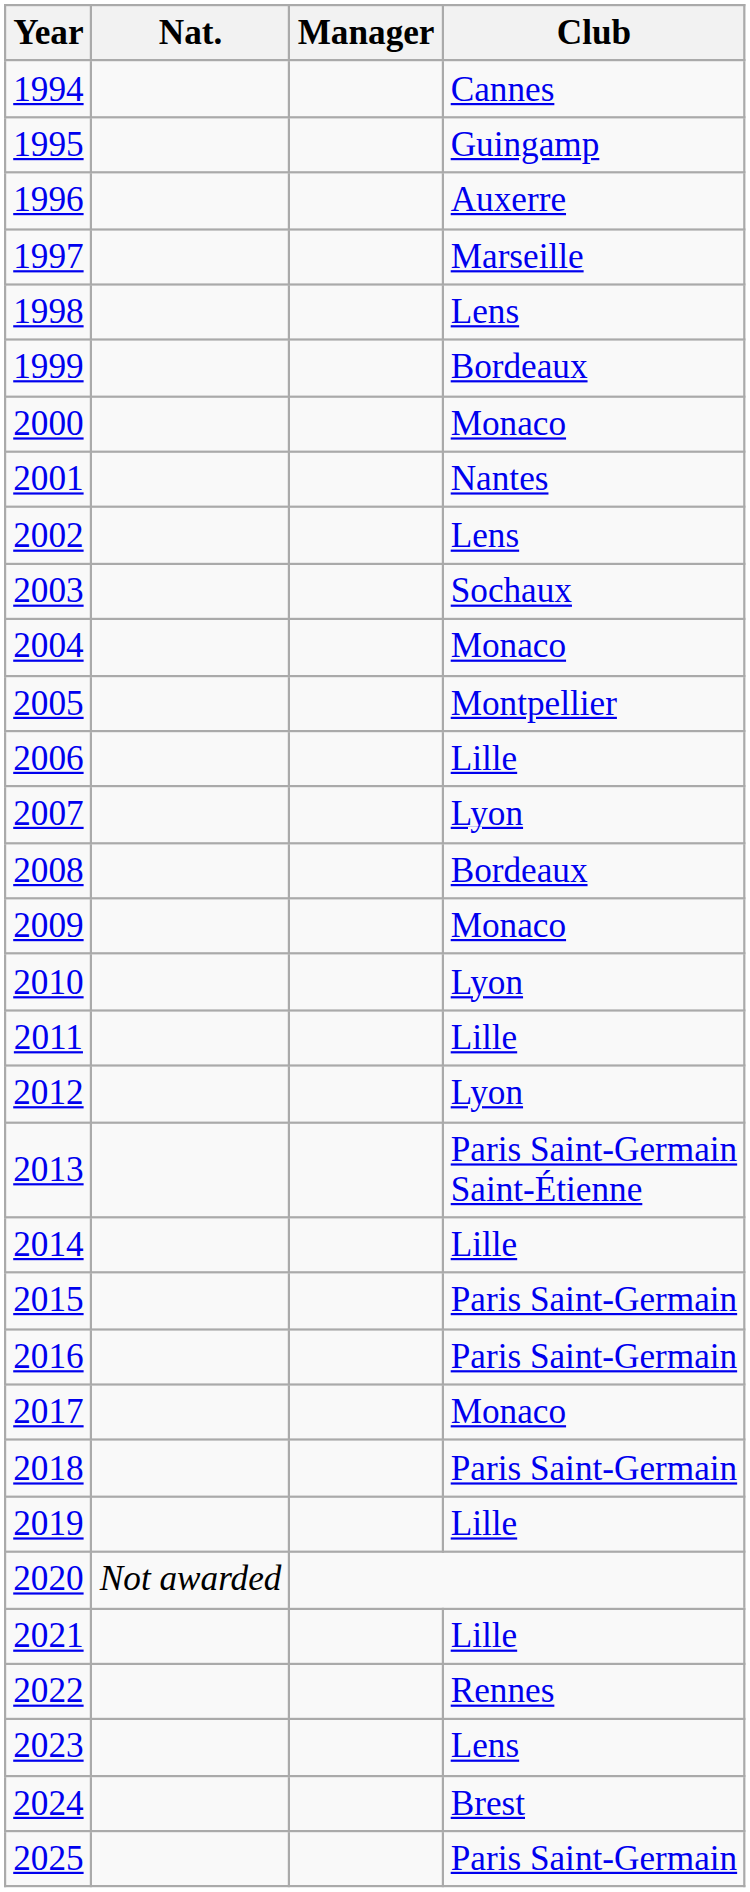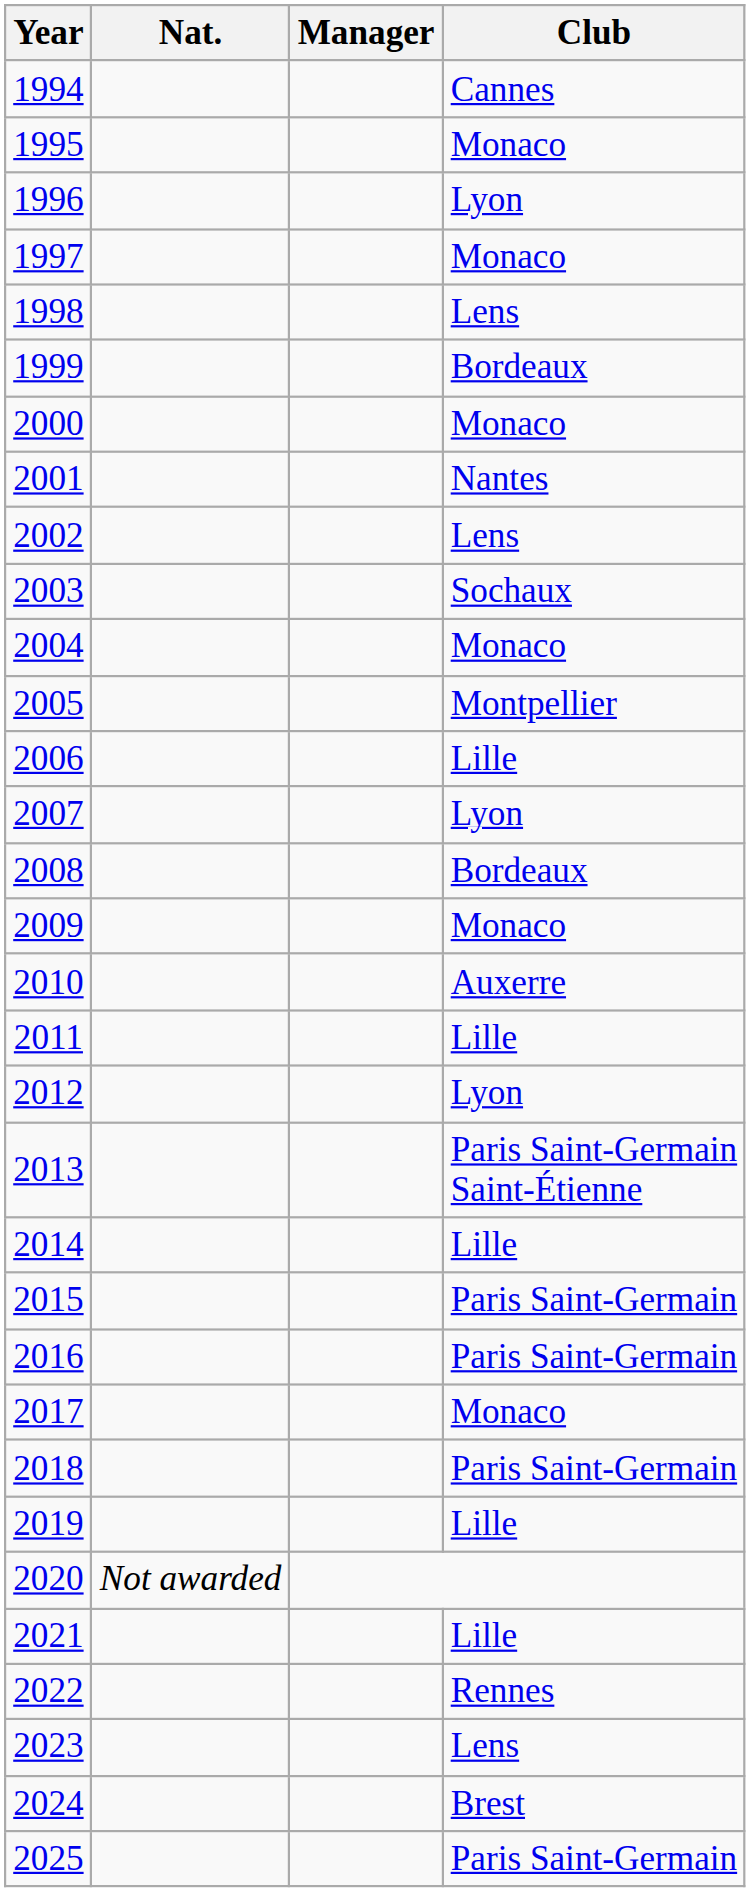(525, 144) Guingamp -> (508, 144) Monaco
(508, 199) Auxerre -> (487, 199) Lyon
(517, 255) Marseille -> (508, 255) Monaco
(487, 981) Lyon -> (508, 981) Auxerre
